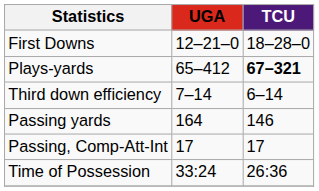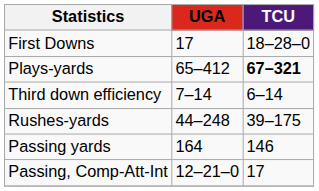(207, 43) 12–21–0 -> (185, 43) 17
+ row: (59, 120)
(185, 146) 17 -> (207, 172) 12–21–0
- row: (79, 172)
